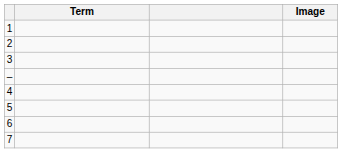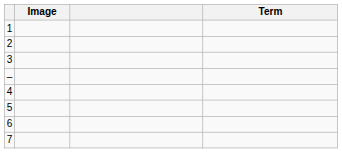columns swapped: (310, 12) <-> (82, 12)
